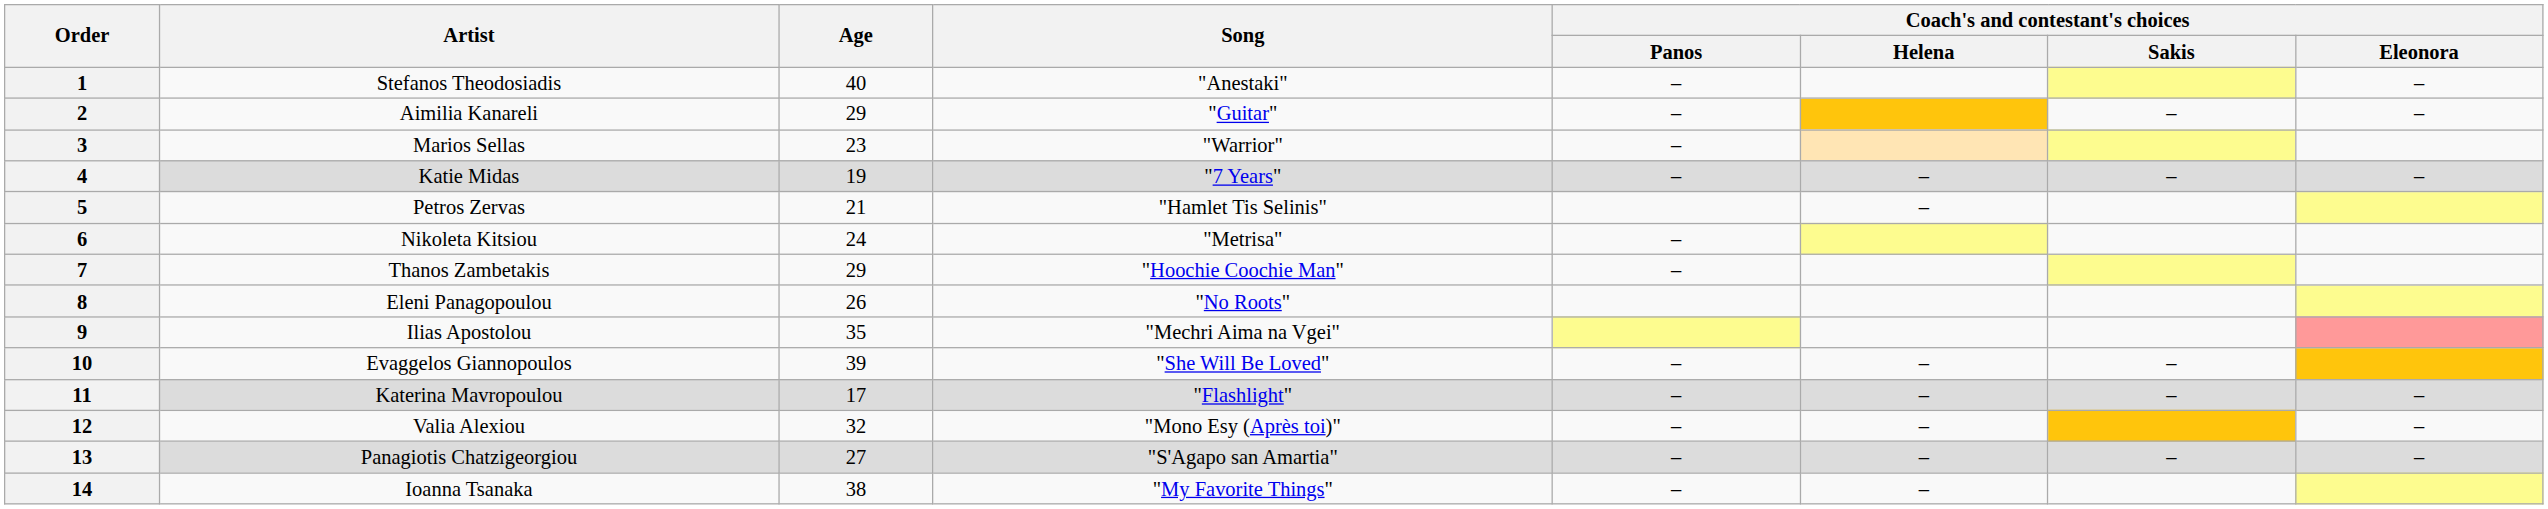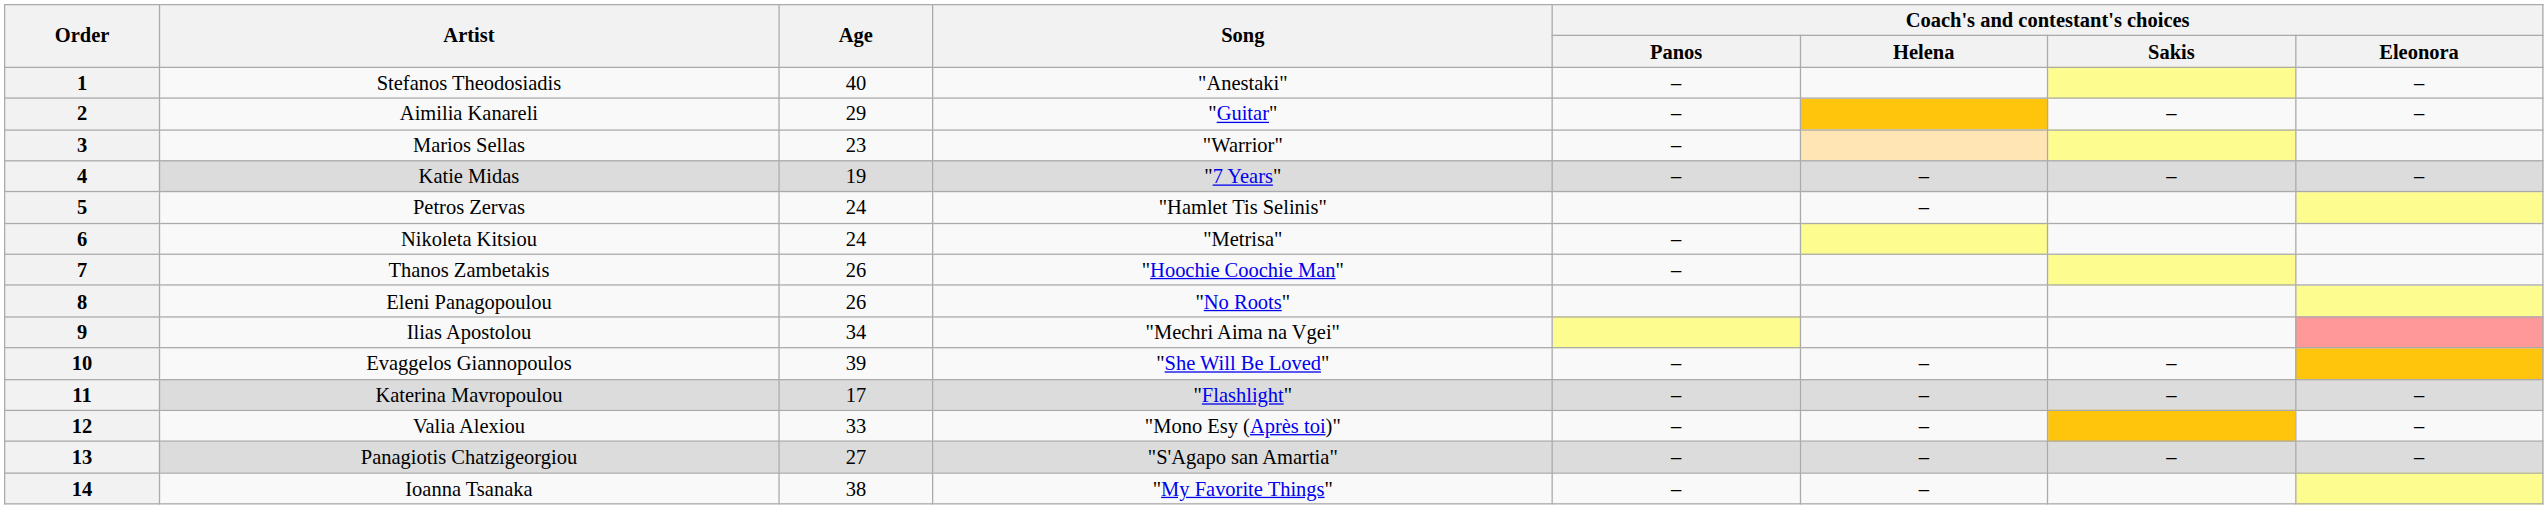(856, 207) 21 -> (856, 207) 24
(856, 270) 29 -> (856, 270) 26
(856, 332) 35 -> (856, 332) 34
(856, 426) 32 -> (856, 426) 33
